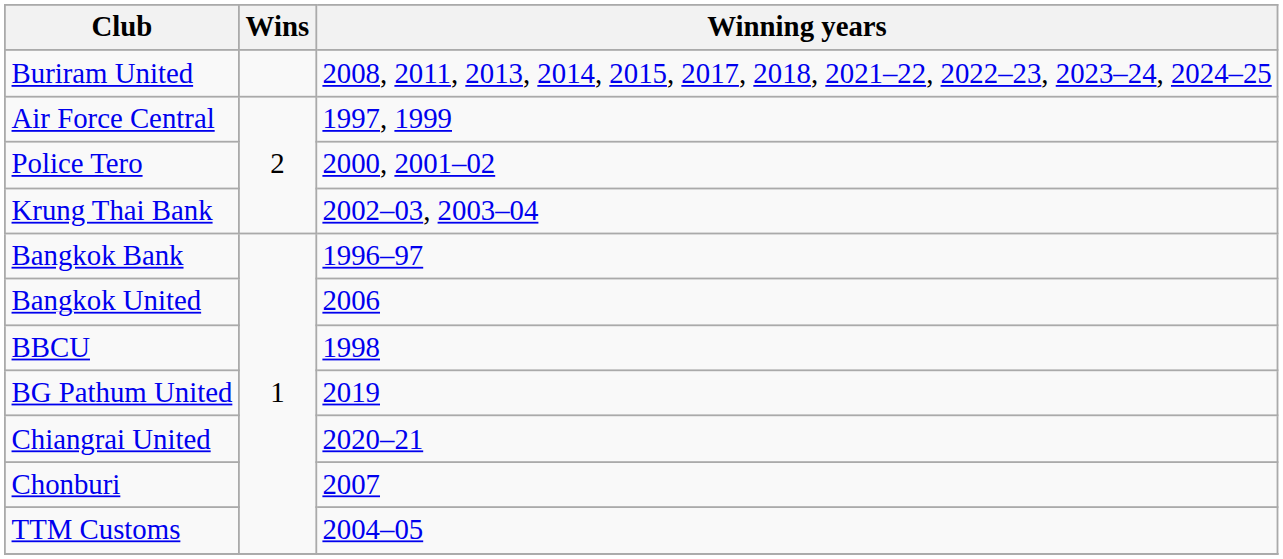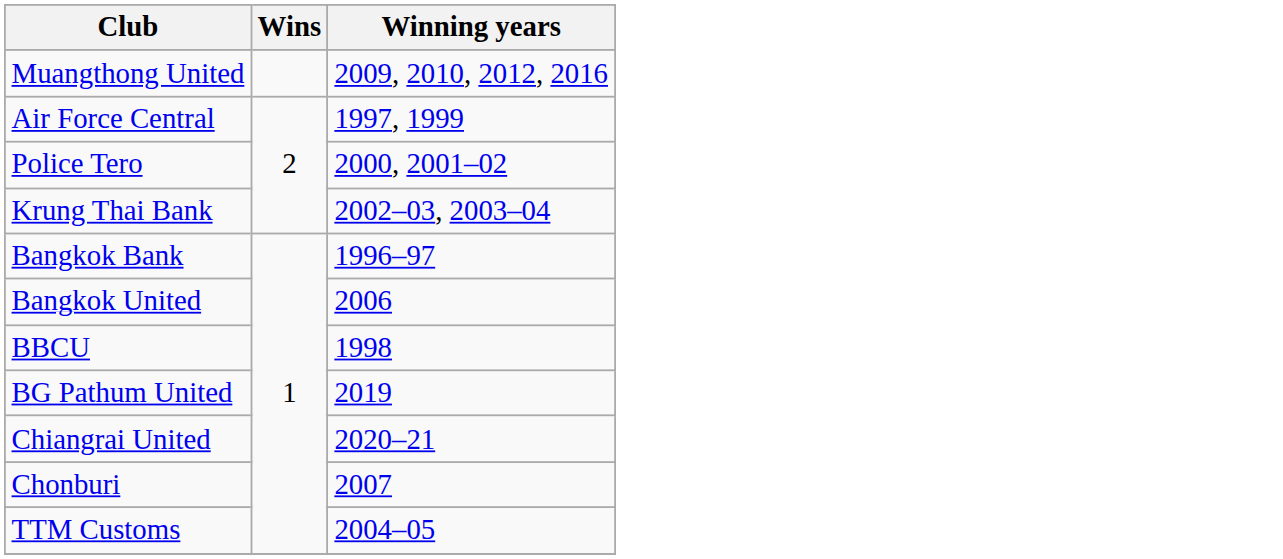- row: (102, 73)
+ row: (128, 73)
